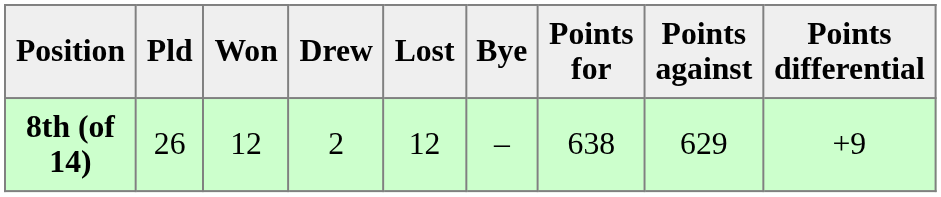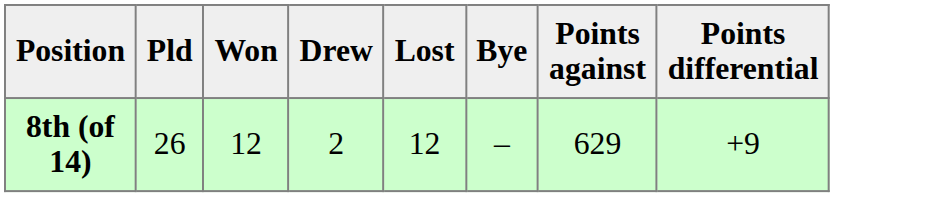- column: (591, 51)
